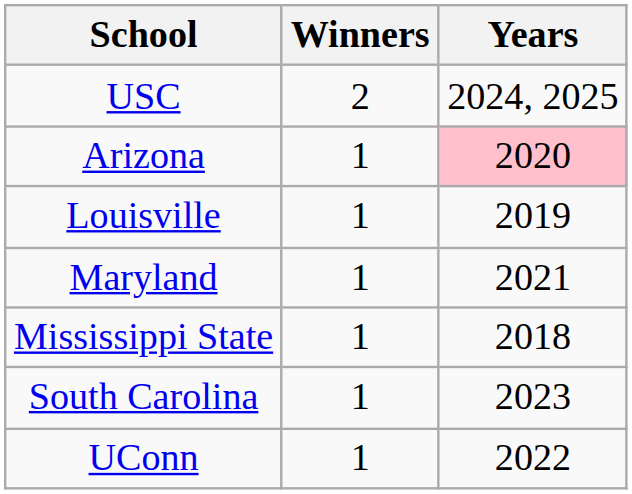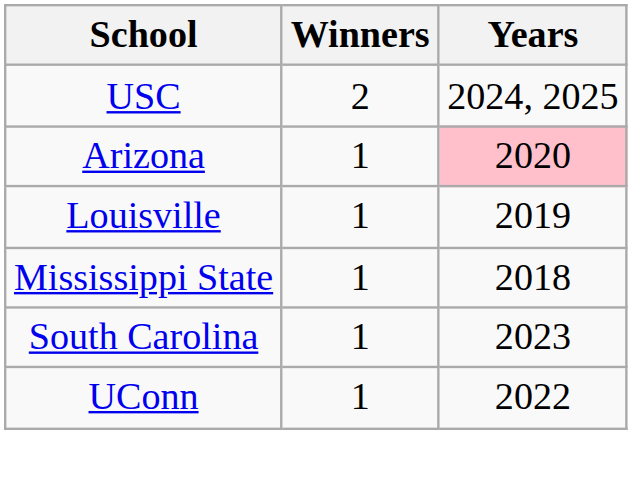- row: (144, 276)
